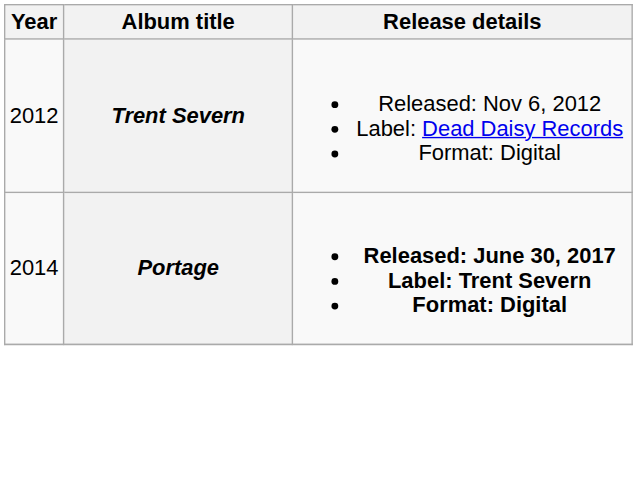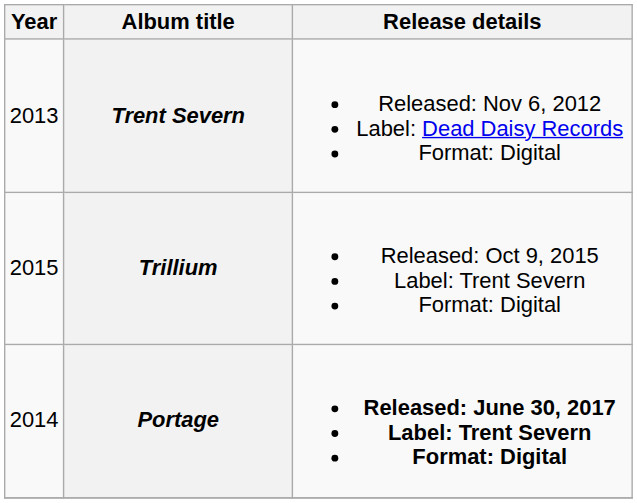(34, 115) 2012 -> (34, 115) 2013
+ row: (178, 268)
